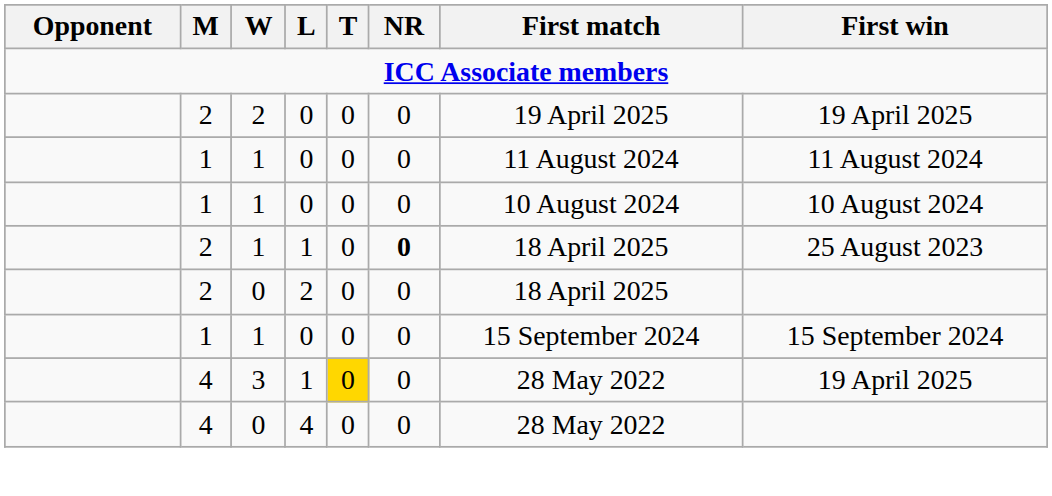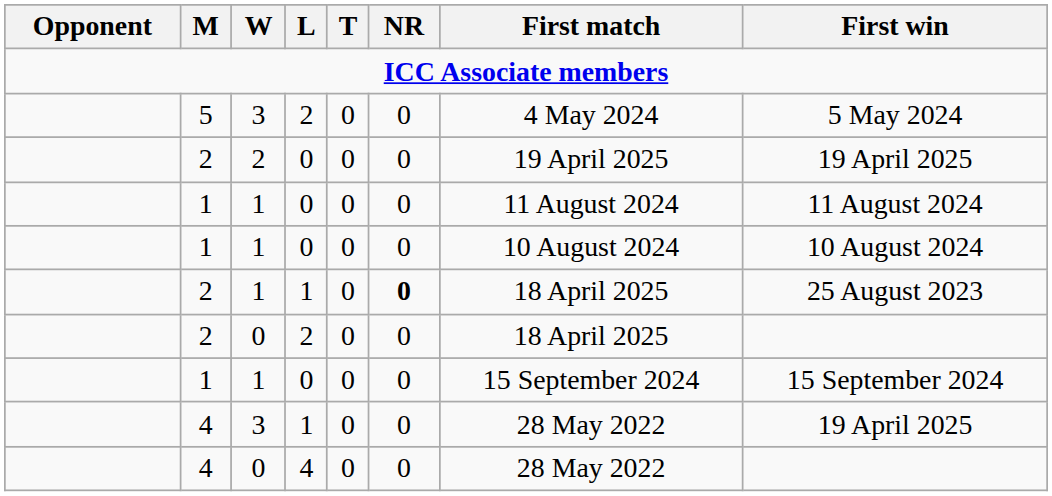+ row: (206, 114)
(348, 379) gold background -> (348, 423) no background
